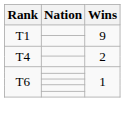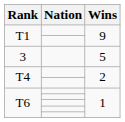+ row: (23, 56)
